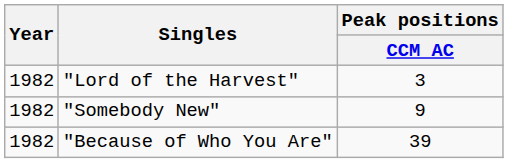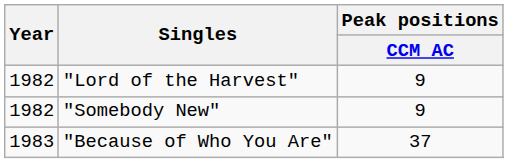(420, 81) 3 -> (420, 81) 9
(32, 142) 1982 -> (32, 142) 1983
(420, 142) 39 -> (420, 142) 37
